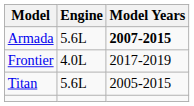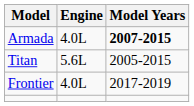(73, 38) 5.6L -> (73, 38) 4.0L
rows swapped: (23, 83) <-> (31, 60)
